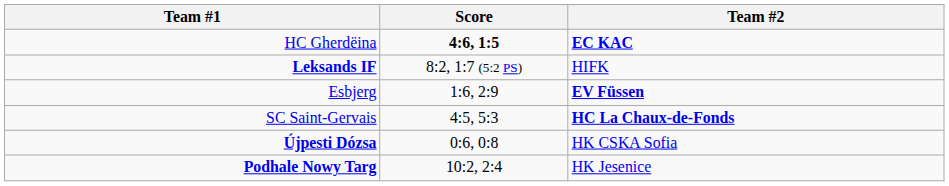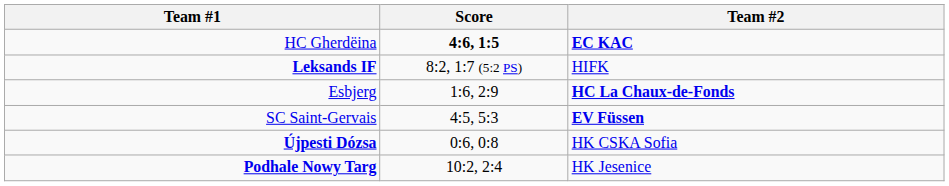(608, 92) EV Füssen -> (653, 92) HC La Chaux-de-Fonds
(653, 117) HC La Chaux-de-Fonds -> (608, 117) EV Füssen
